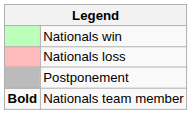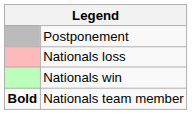rows swapped: (83, 36) <-> (86, 78)
